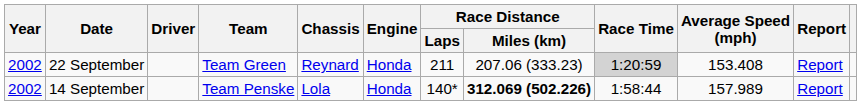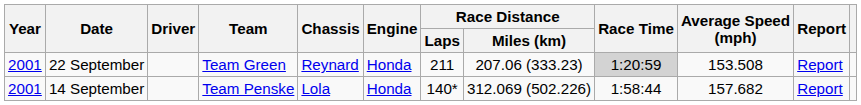(25, 65) 2002 -> (25, 65) 2001
(736, 65) 153.408 -> (736, 65) 153.508
(25, 89) 2002 -> (25, 89) 2001
(529, 89) bold -> (529, 89) normal
(736, 89) 157.989 -> (736, 89) 157.682
